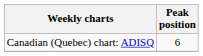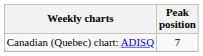(177, 42) 6 -> (177, 42) 7
